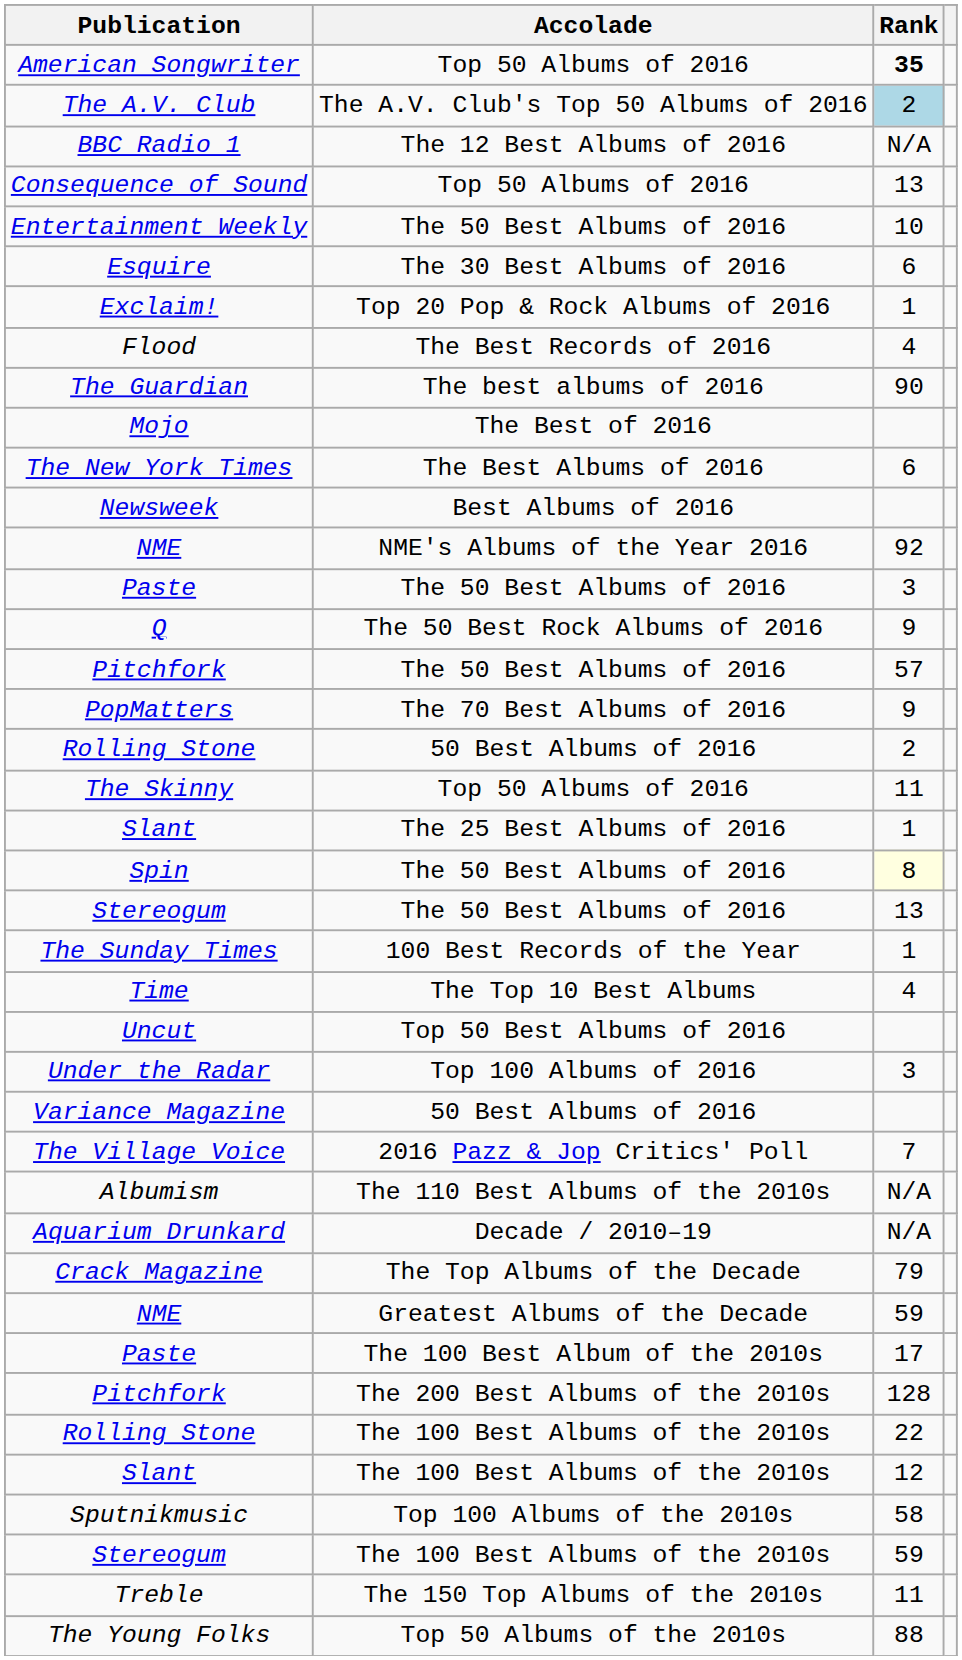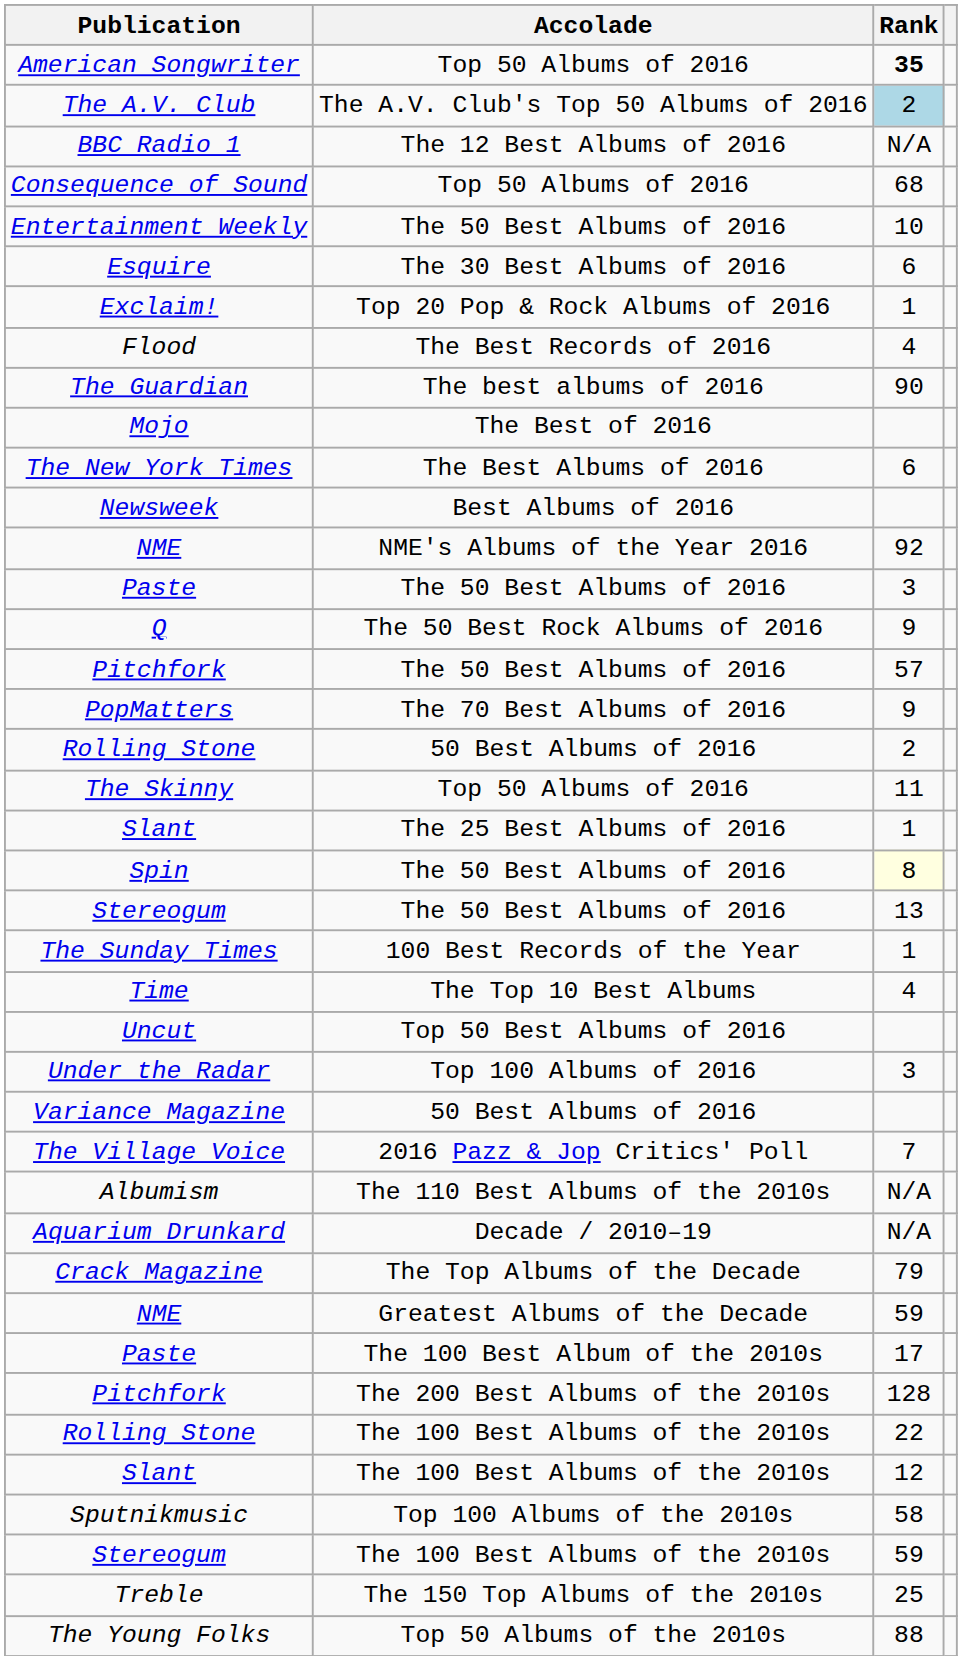(909, 186) 13 -> (909, 186) 68
(909, 1595) 11 -> (909, 1595) 25
